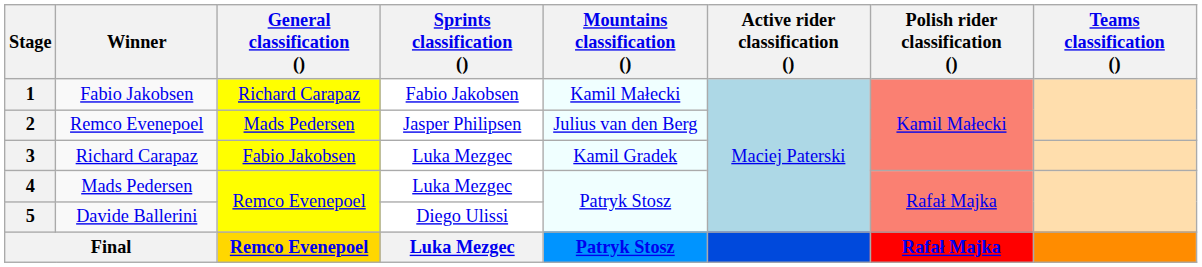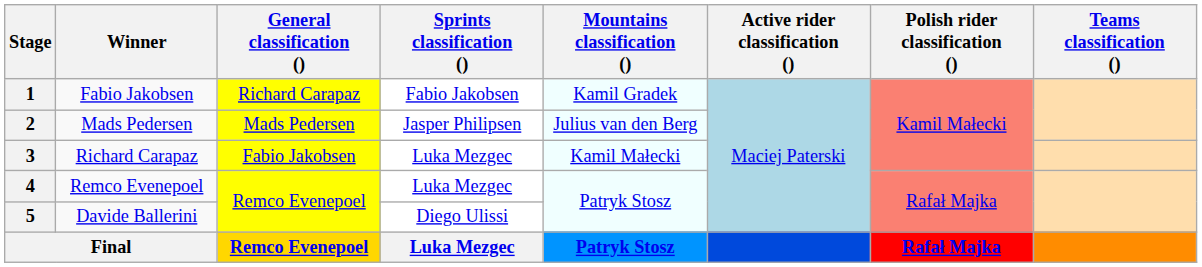(625, 94) Kamil Małecki -> (625, 94) Kamil Gradek
(137, 125) Remco Evenepoel -> (137, 125) Mads Pedersen
(625, 155) Kamil Gradek -> (625, 155) Kamil Małecki
(137, 186) Mads Pedersen -> (137, 186) Remco Evenepoel
